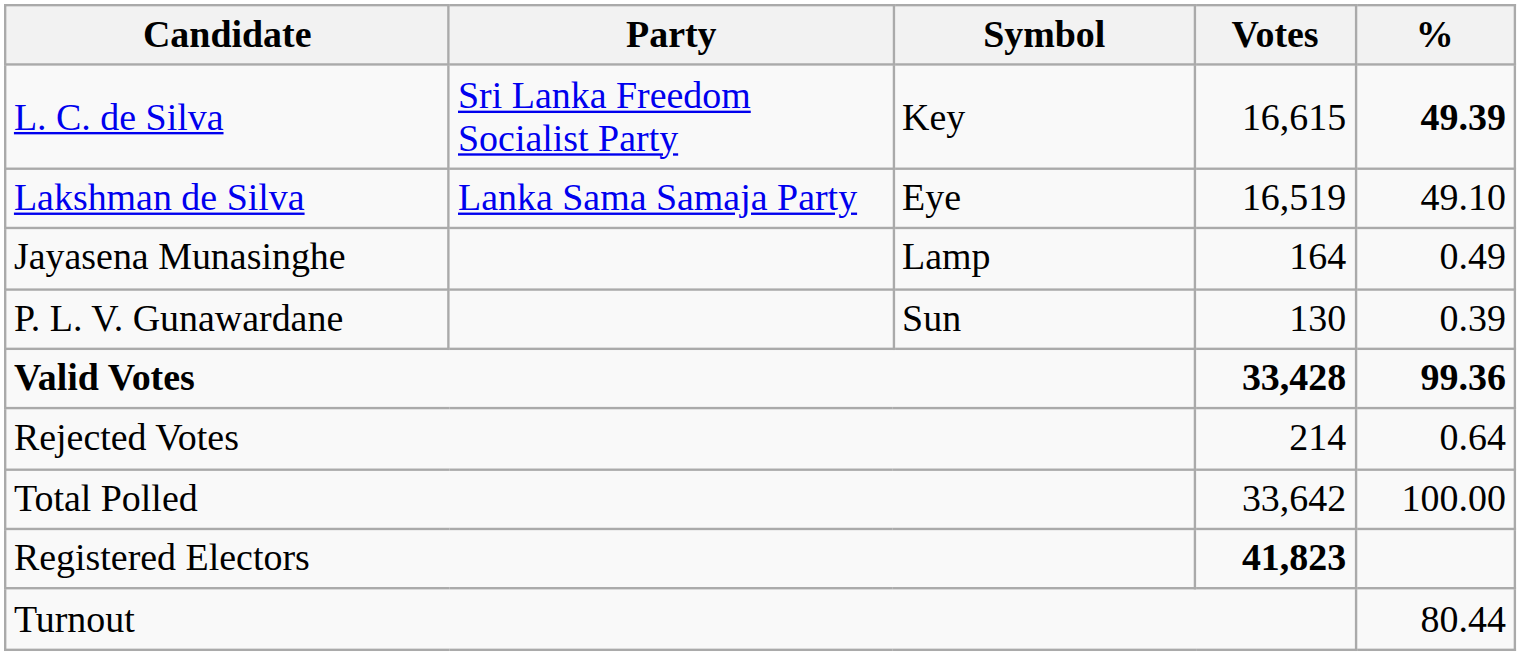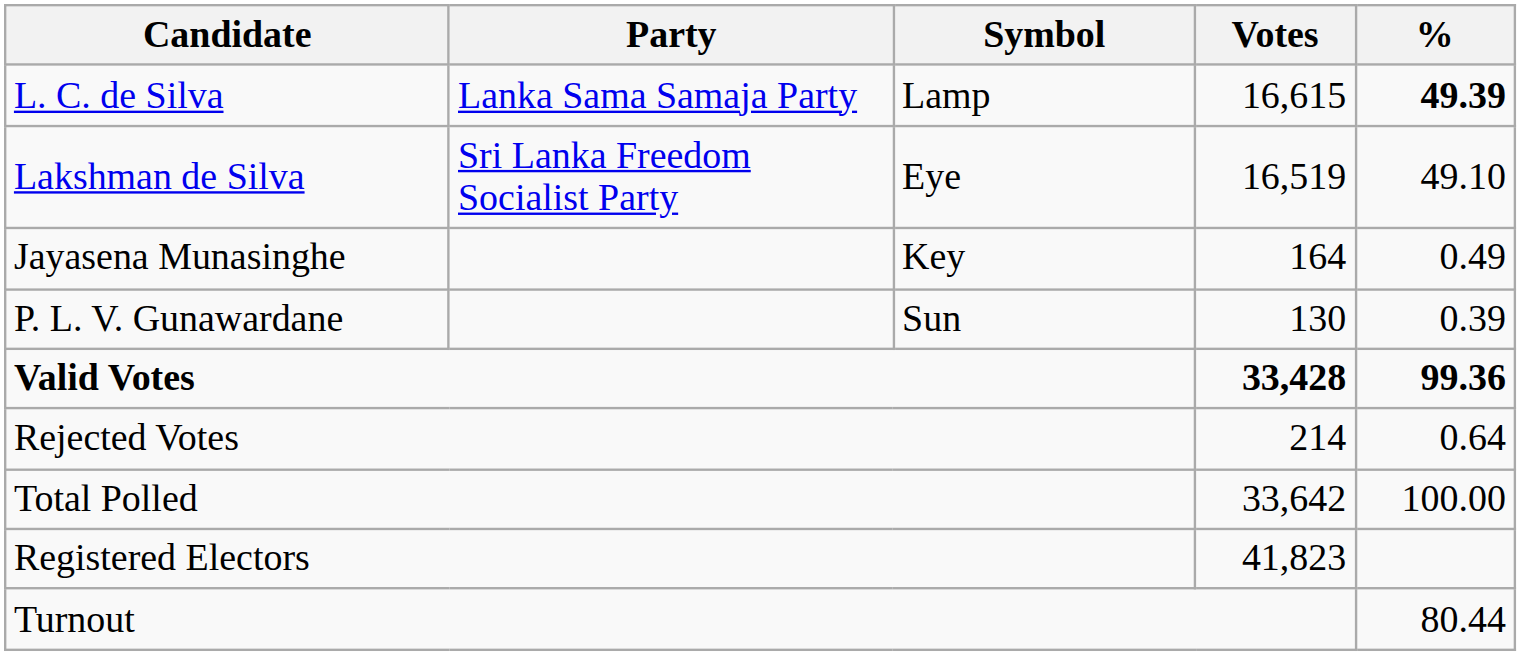(604, 116) Sri Lanka Freedom Socialist Party -> (658, 94) Lanka Sama Samaja Party
(934, 116) Key -> (946, 94) Lamp
(658, 197) Lanka Sama Samaja Party -> (604, 176) Sri Lanka Freedom Socialist Party
(946, 257) Lamp -> (934, 257) Key
(1294, 558) bold -> (1294, 558) normal
